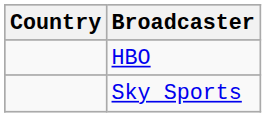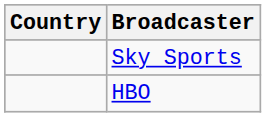rows swapped: (177, 93) <-> (131, 58)
